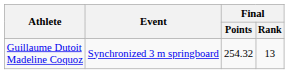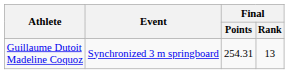(239, 54) 254.32 -> (239, 54) 254.31
